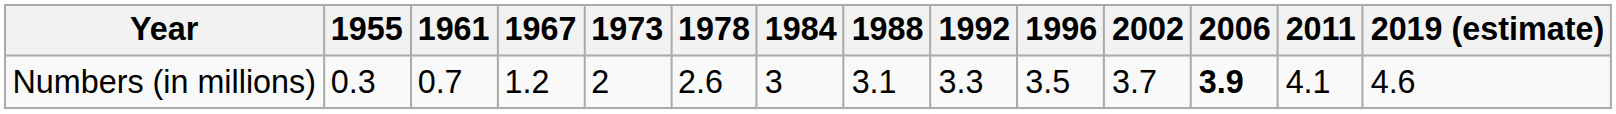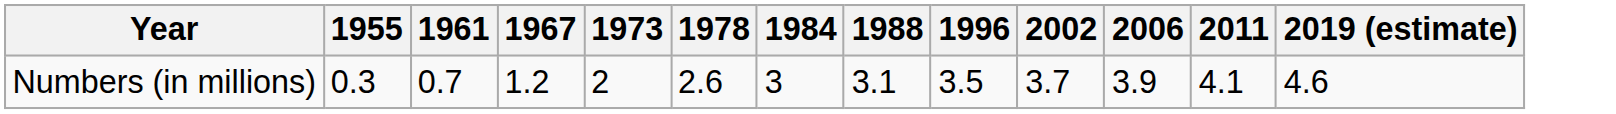- column: (974, 30)
(1221, 81) bold -> (1135, 81) normal
